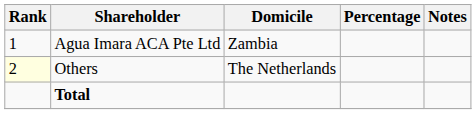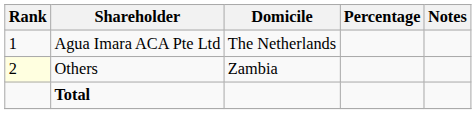(253, 43) Zambia -> (282, 43) The Netherlands
(282, 69) The Netherlands -> (253, 69) Zambia
